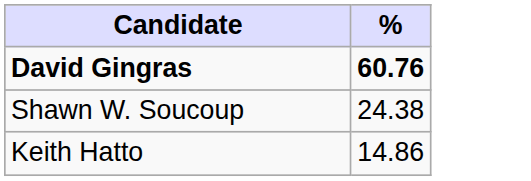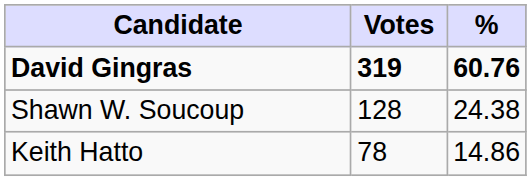+ column: (399, 25)
